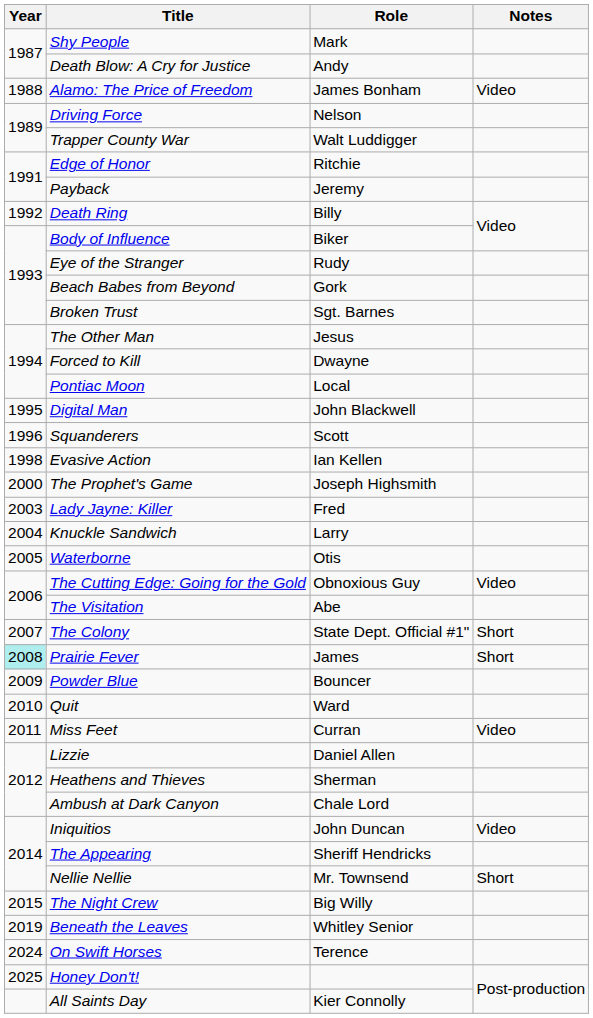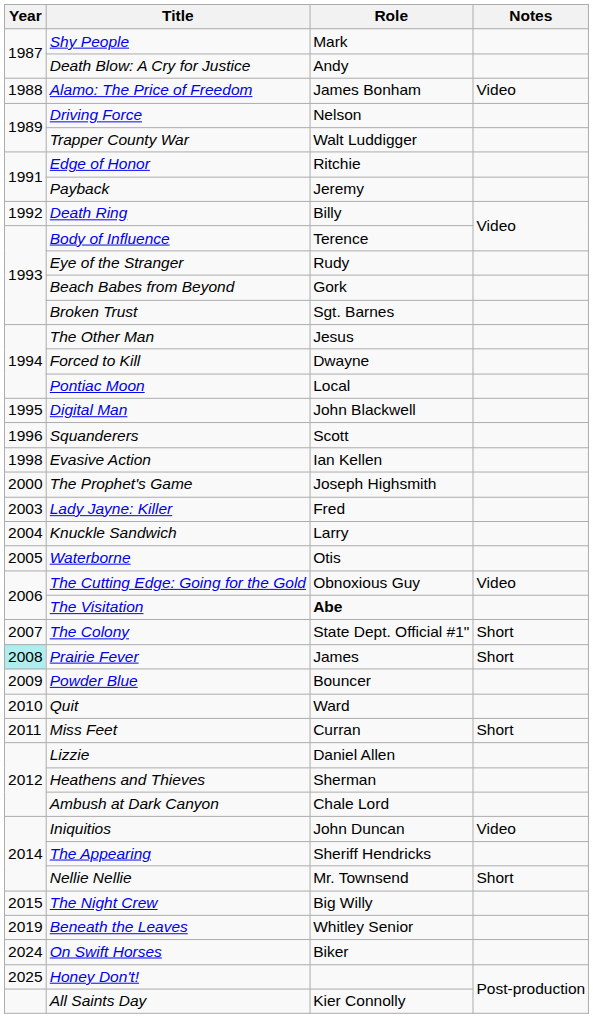(331, 238) Biker -> (341, 238) Terence
(327, 607) normal -> (328, 607) bold
(496, 730) Video -> (495, 730) Short
(341, 952) Terence -> (331, 952) Biker
